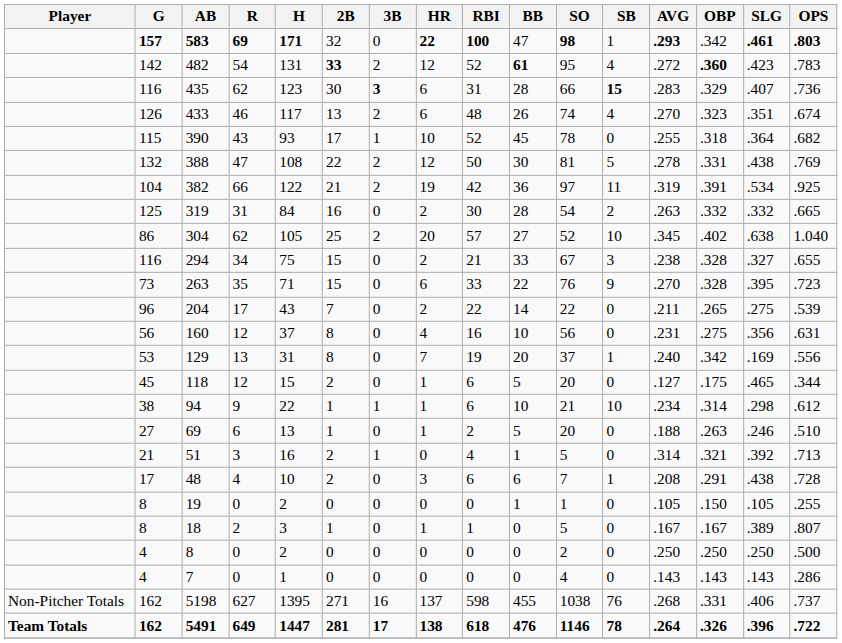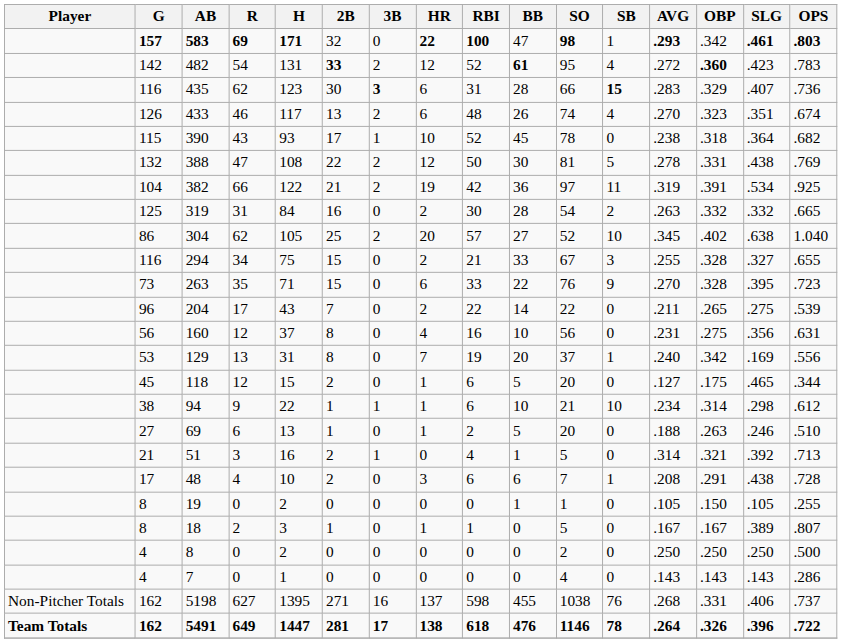(667, 138) .255 -> (667, 138) .238
(667, 260) .238 -> (667, 260) .255
